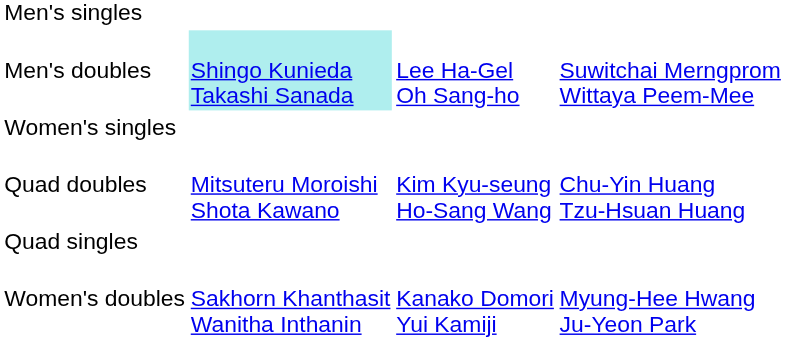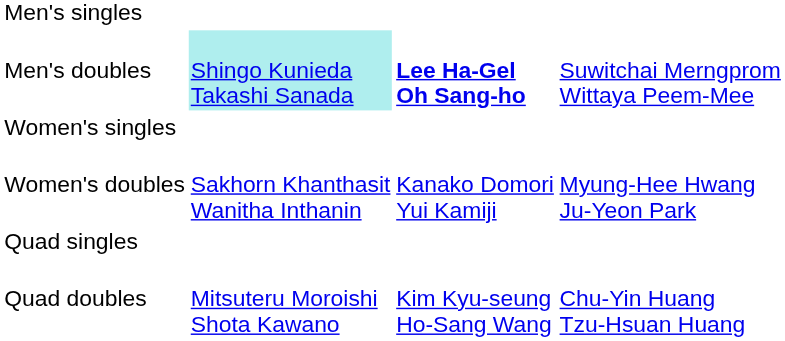(458, 83) normal -> (461, 83) bold
rows swapped: (95, 298) <-> (76, 184)
